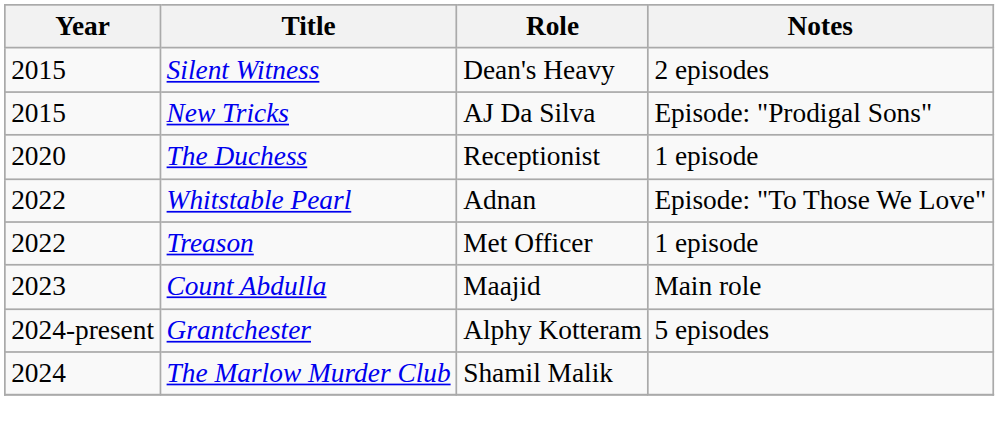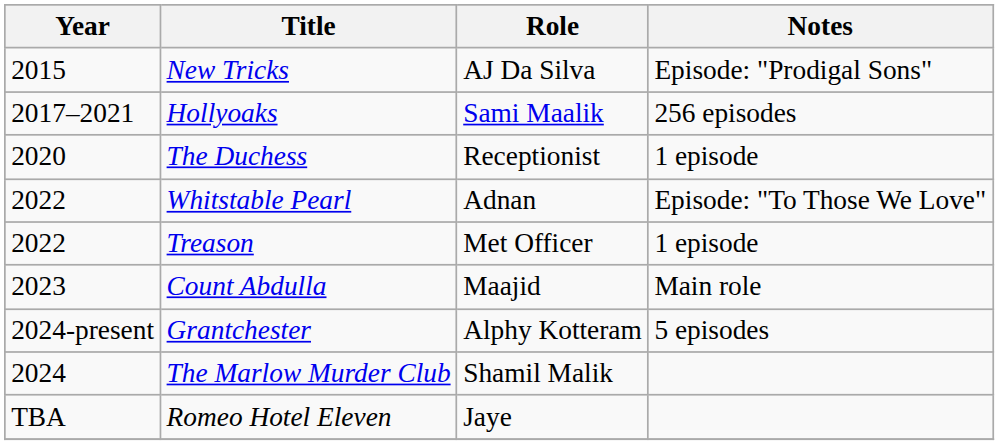- row: (243, 69)
+ row: (222, 112)
+ row: (279, 416)
